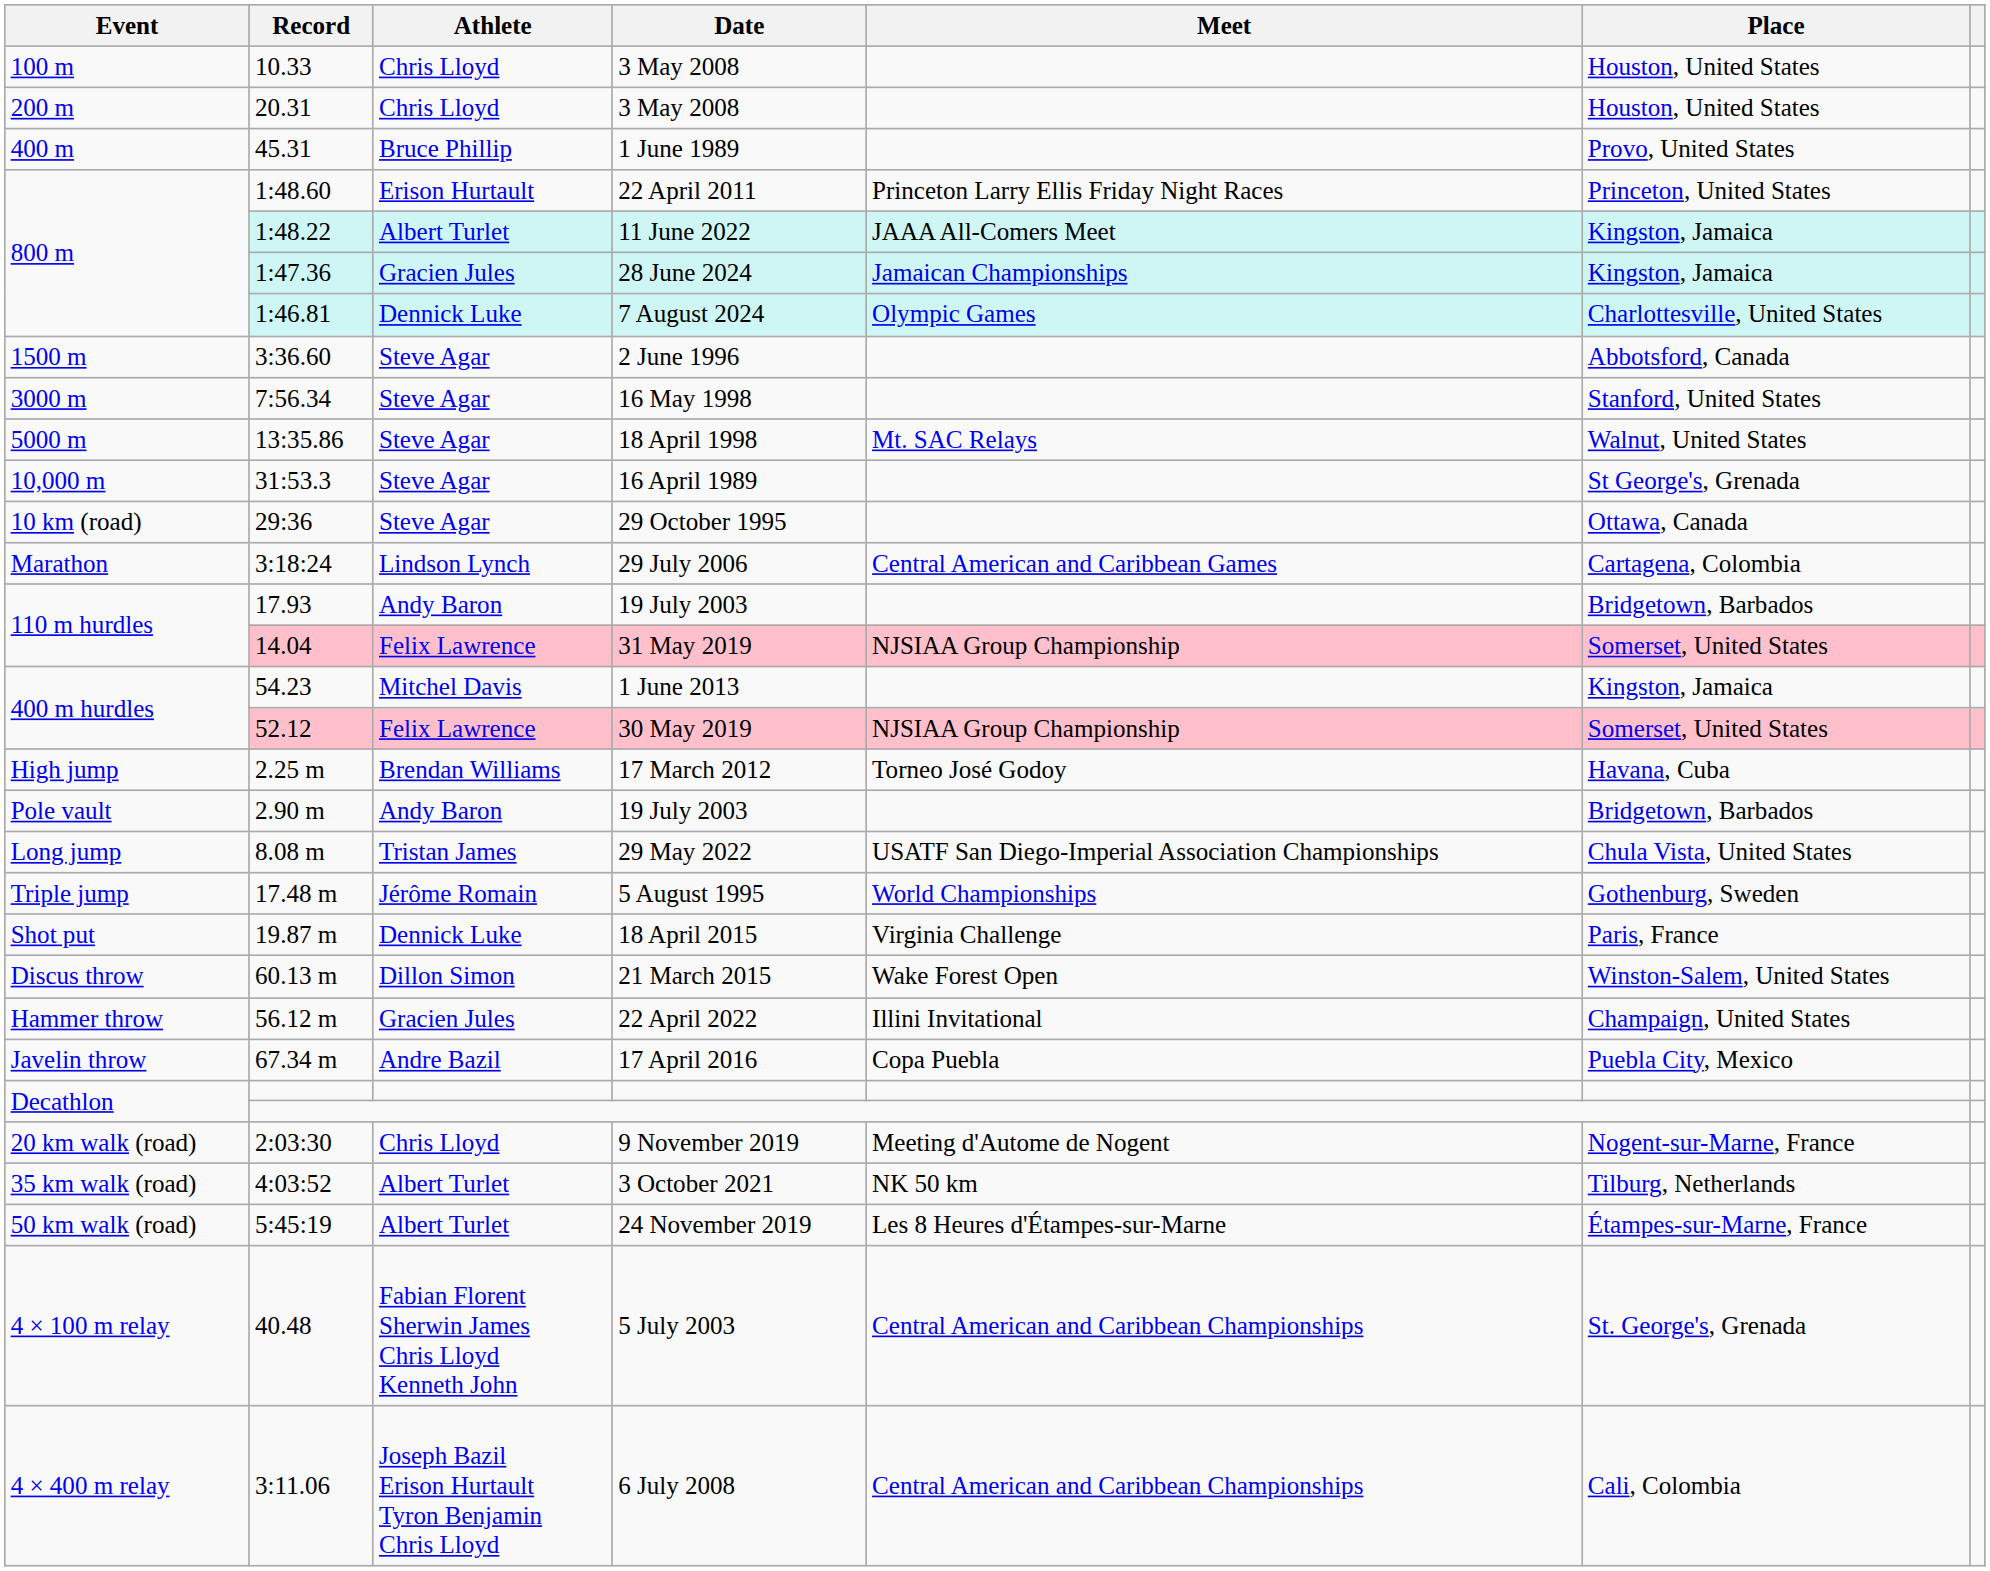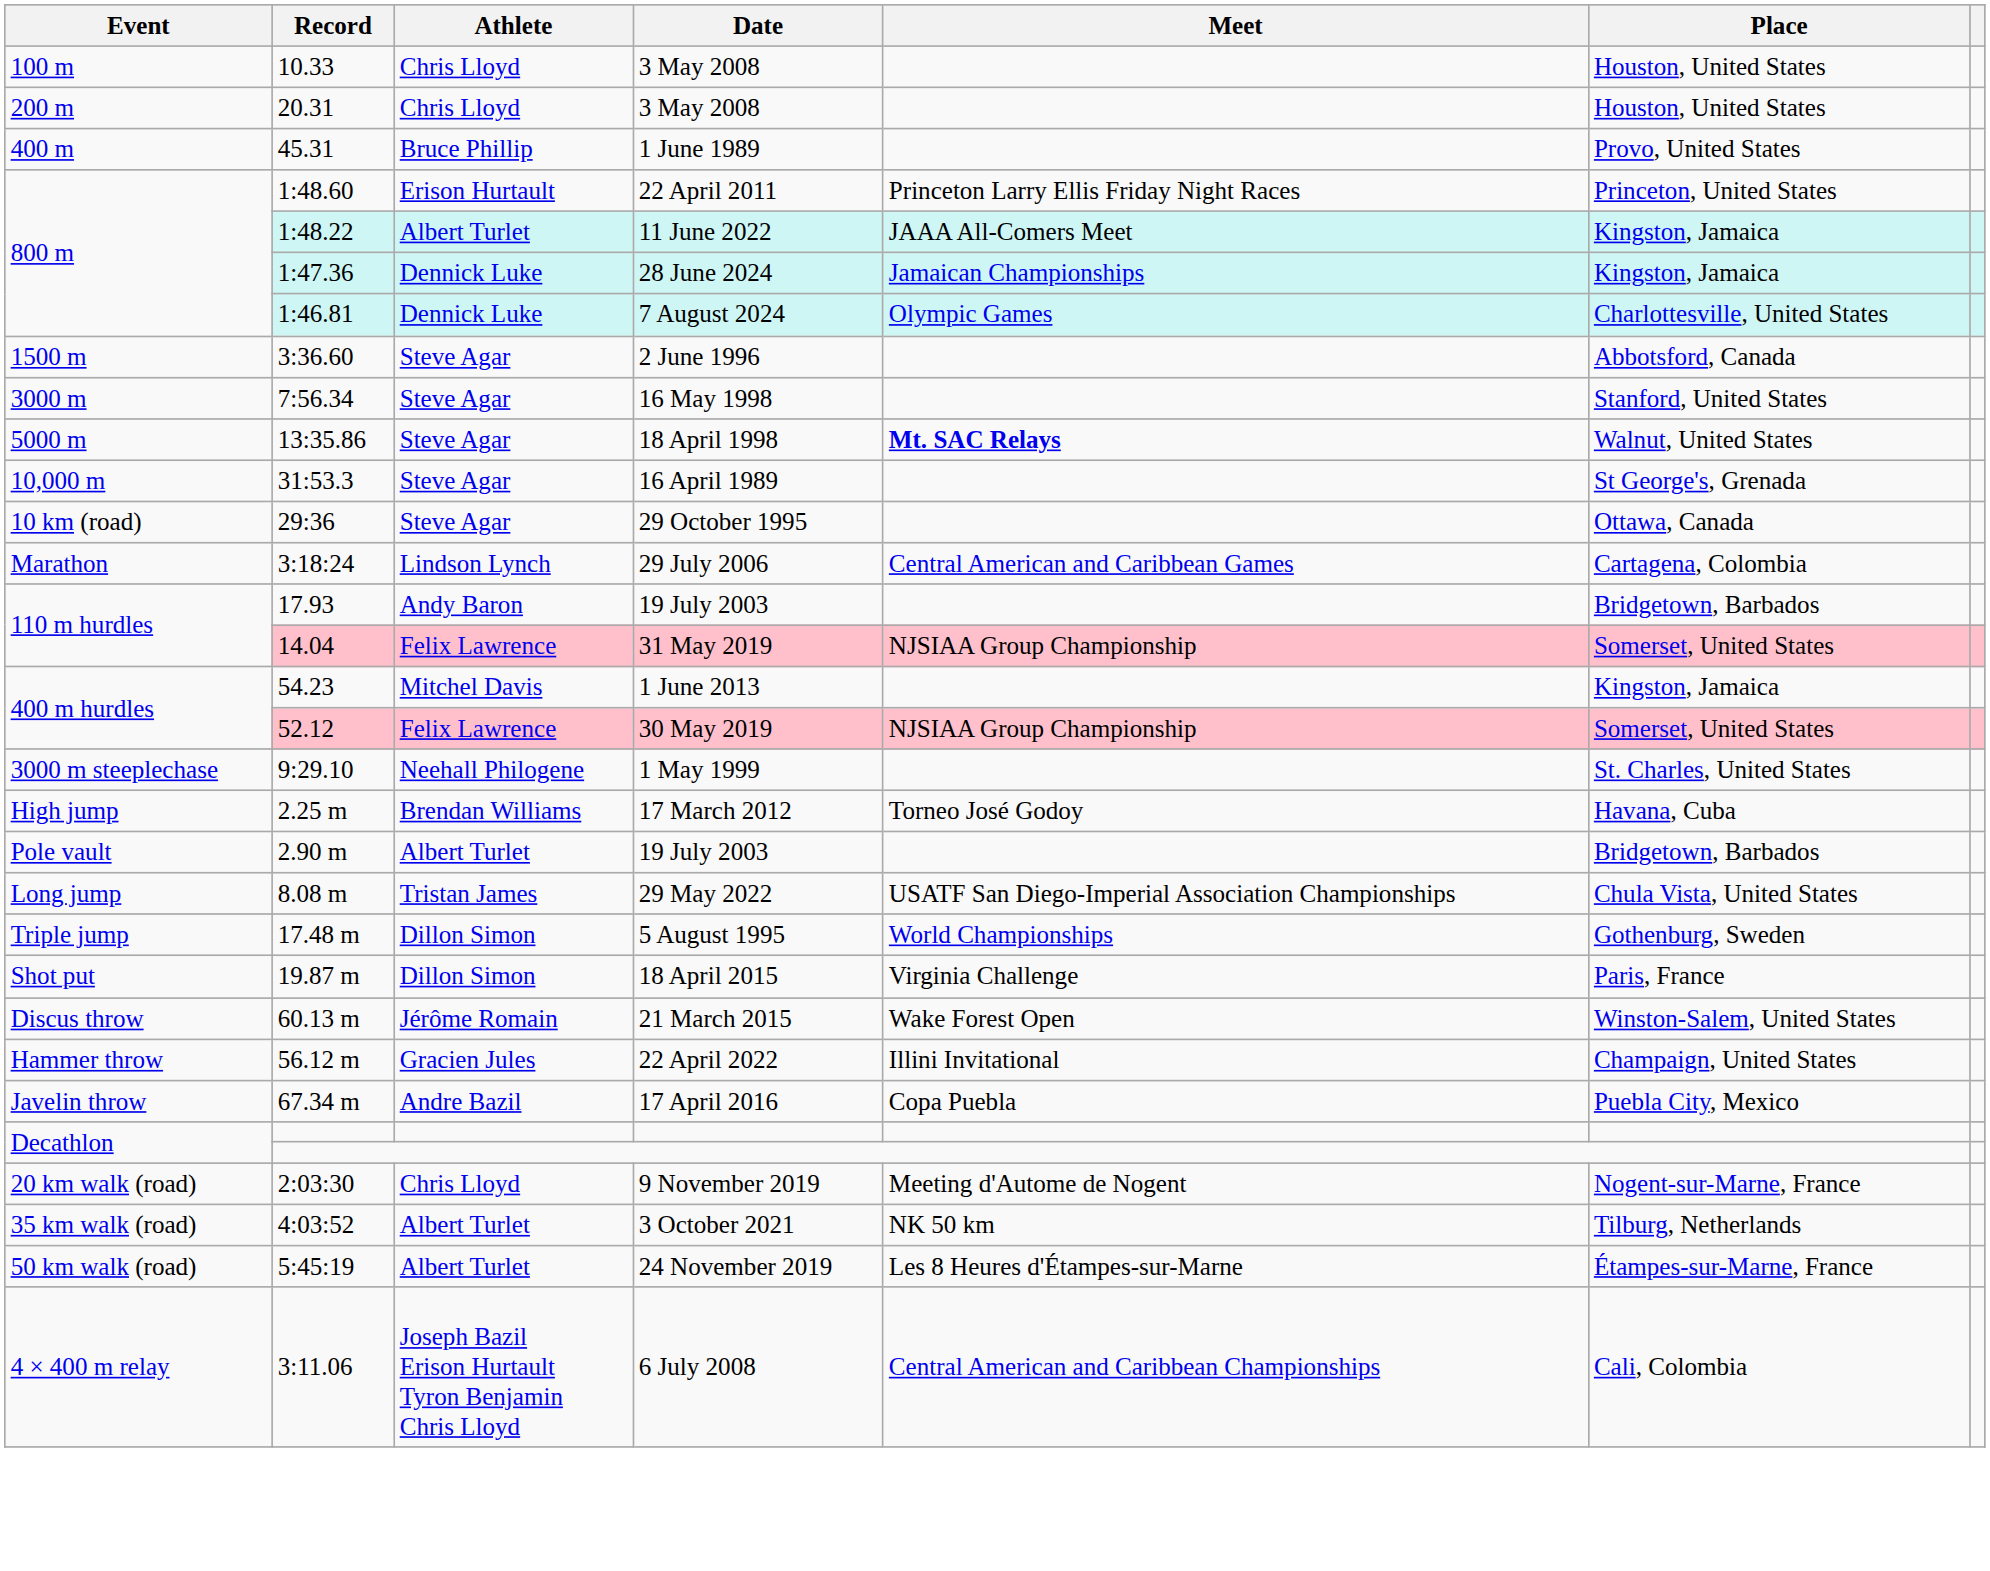(447, 273) Gracien Jules -> (471, 273) Dennick Luke
(955, 438) normal -> (975, 438) bold
+ row: (316, 769)
(441, 811) Andy Baron -> (465, 852) Albert Turlet
(458, 893) Jérôme Romain -> (468, 935) Dillon Simon
(450, 935) Dennick Luke -> (468, 976) Dillon Simon
(447, 976) Dillon Simon -> (479, 1017) Jérôme Romain
- row: (283, 1325)
